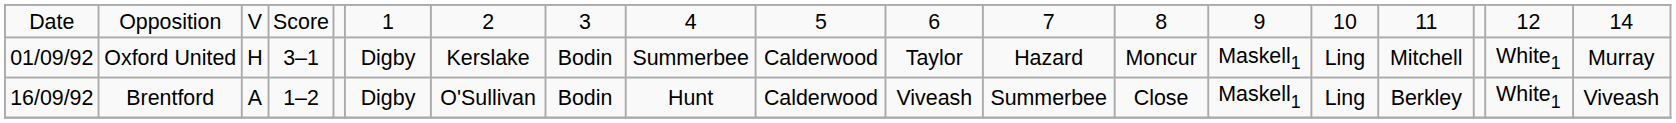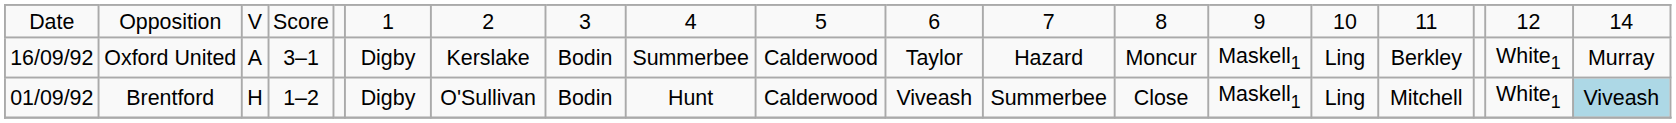(52, 58) 01/09/92 -> (52, 58) 16/09/92
(255, 58) H -> (255, 58) A
(1426, 58) Mitchell -> (1426, 58) Berkley
(52, 98) 16/09/92 -> (52, 98) 01/09/92
(255, 98) A -> (255, 98) H
(1426, 98) Berkley -> (1426, 98) Mitchell
(1621, 98) no background -> (1621, 98) lightblue background
